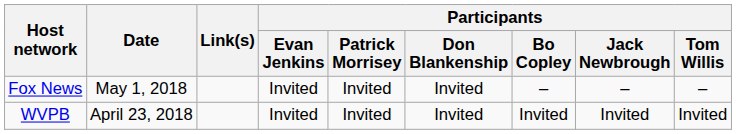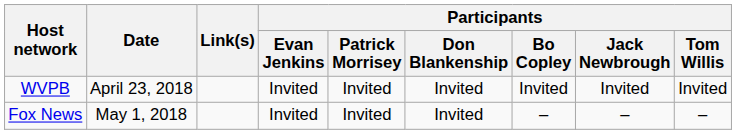rows swapped: (45, 89) <-> (45, 115)
